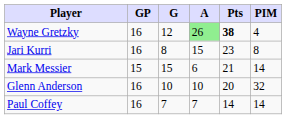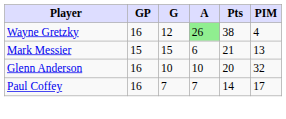(228, 31) bold -> (228, 31) normal
- row: (29, 50)
(259, 68) 14 -> (259, 50) 13
(259, 104) 14 -> (259, 86) 17
